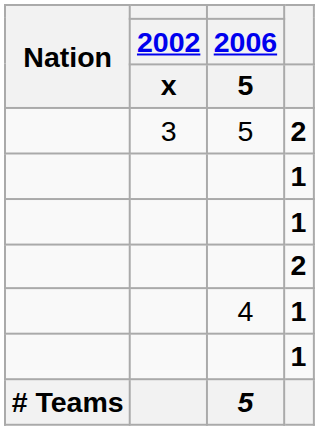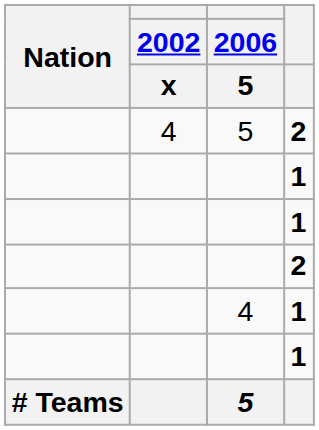(169, 131) 3 -> (169, 131) 4
